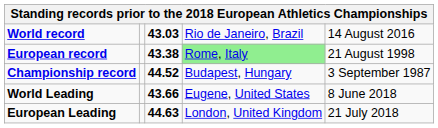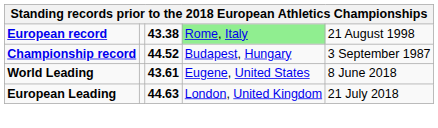- row: (46, 34)
(163, 93) 43.66 -> (163, 73) 43.61
